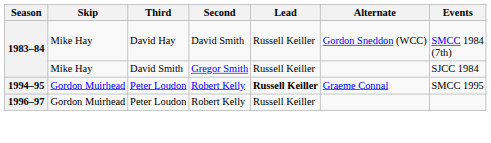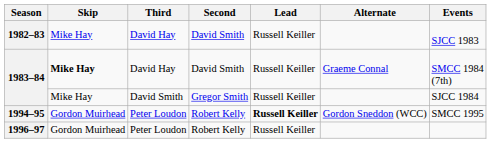+ row: (26, 35)
(71, 40) normal -> (73, 69) bold
(375, 40) Gordon Sneddon (WCC) -> (356, 69) Graeme Connal
(356, 85) Graeme Connal -> (375, 113) Gordon Sneddon (WCC)
